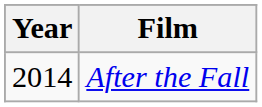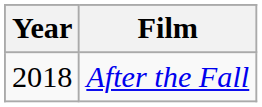(42, 76) 2014 -> (42, 76) 2018
